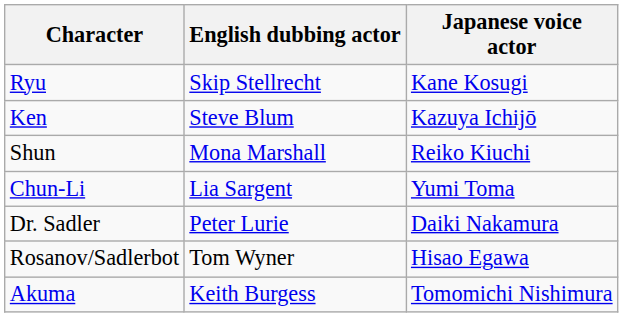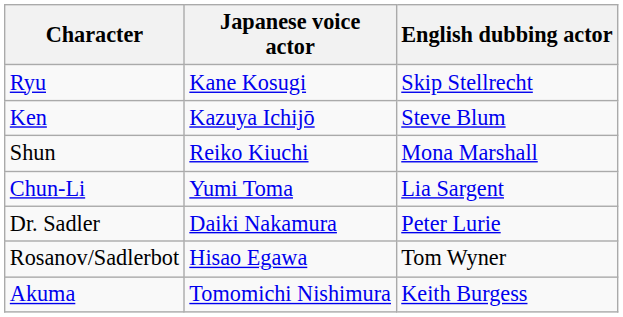columns swapped: (512, 34) <-> (295, 34)
